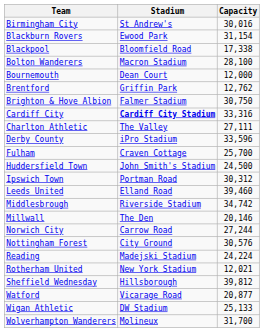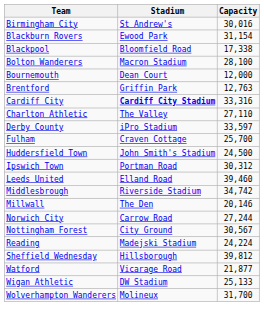(238, 88) 12,762 -> (238, 88) 12,763
- row: (59, 101)
(238, 127) 27,111 -> (238, 114) 27,110
(238, 140) 33,596 -> (238, 127) 33,597
(238, 243) 30,576 -> (238, 230) 30,567
- row: (44, 269)
(238, 295) 20,877 -> (238, 269) 21,877
